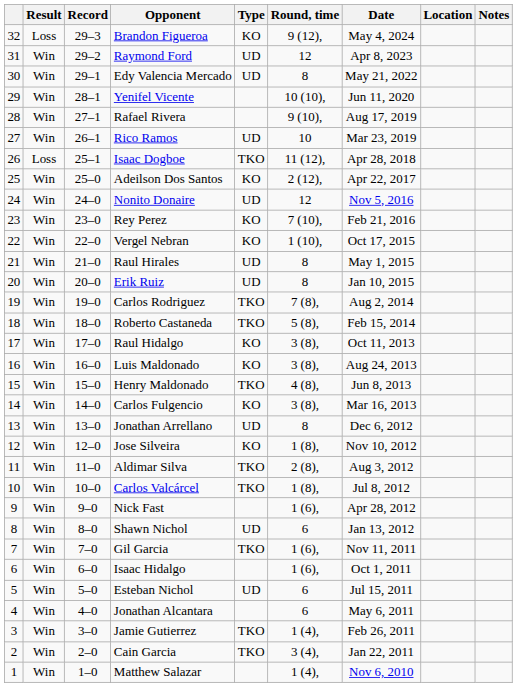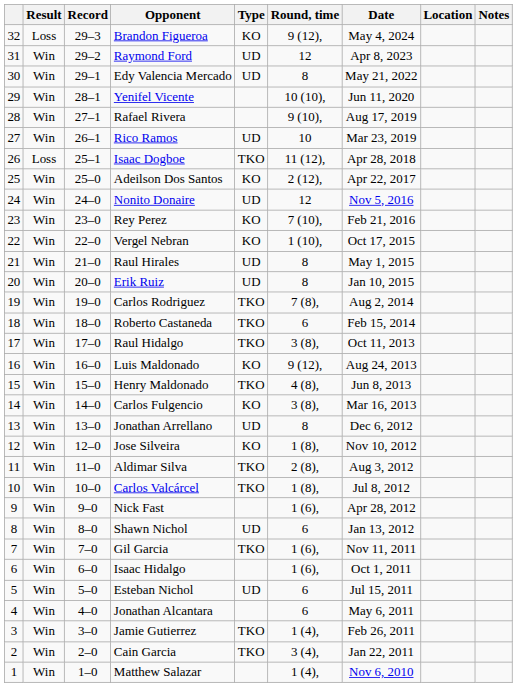(305, 323) 5 (8), -> (305, 323) 6
(251, 343) KO -> (251, 343) TKO
(305, 364) 3 (8), -> (305, 364) 9 (12),
